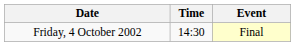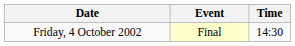columns swapped: (191, 13) <-> (251, 13)
